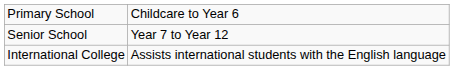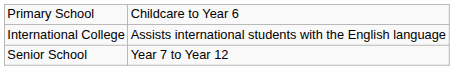rows swapped: (47, 34) <-> (66, 55)
